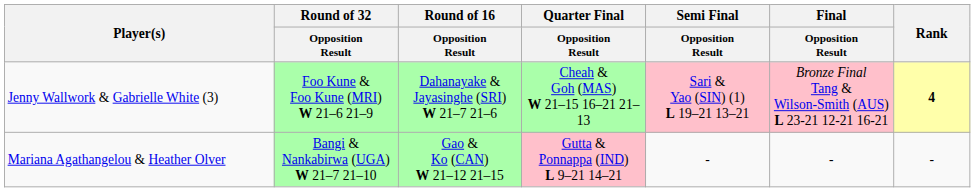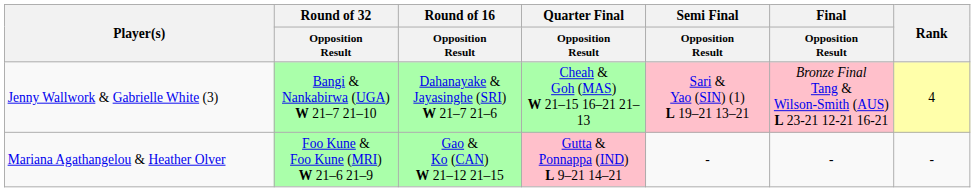(336, 97) Foo Kune & Foo Kune (MRI) W 21–6 21–9 -> (336, 97) Bangi & Nankabirwa (UGA) W 21–7 21–10
(932, 97) bold -> (932, 97) normal
(336, 159) Bangi & Nankabirwa (UGA) W 21–7 21–10 -> (336, 159) Foo Kune & Foo Kune (MRI) W 21–6 21–9
